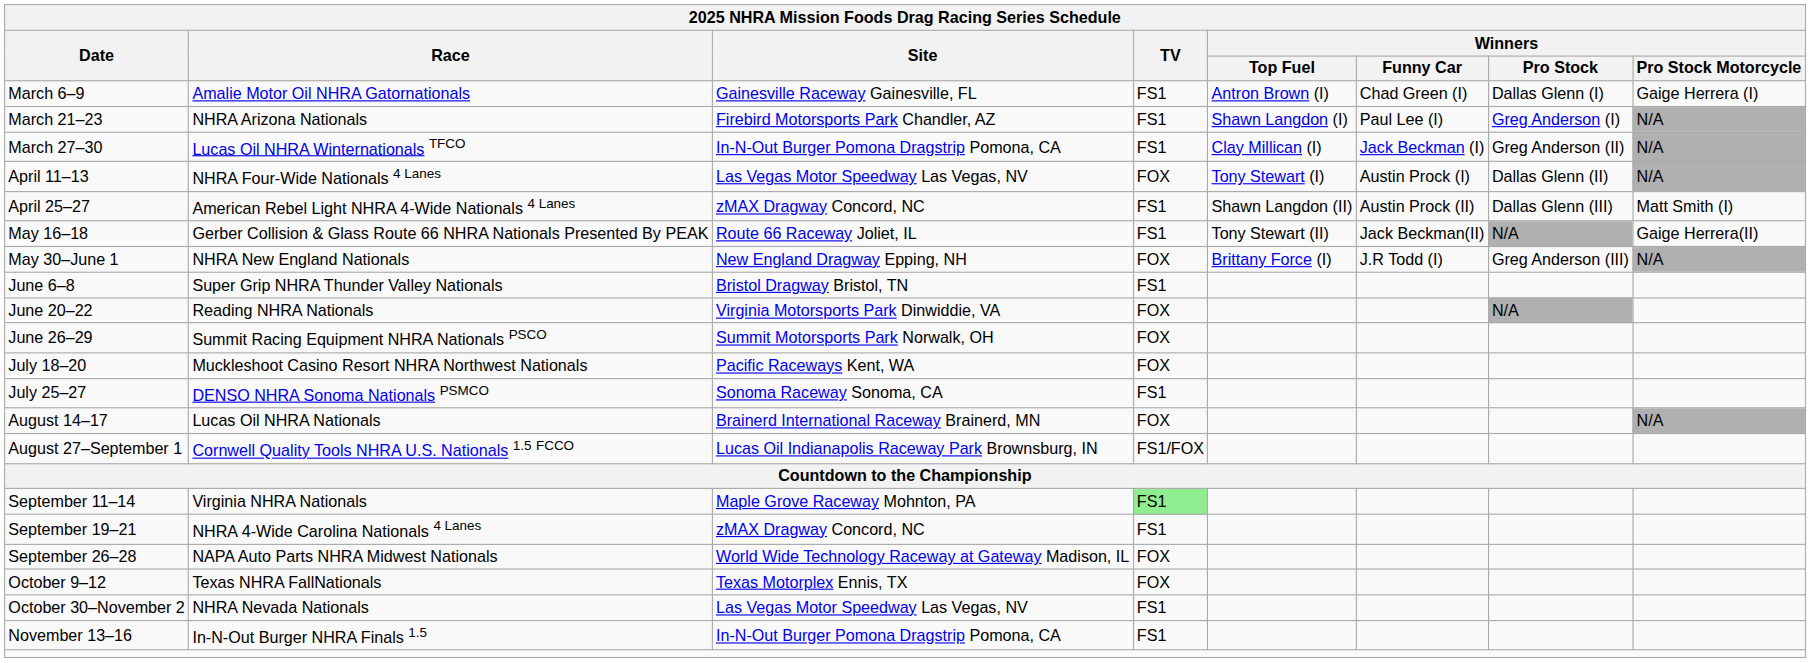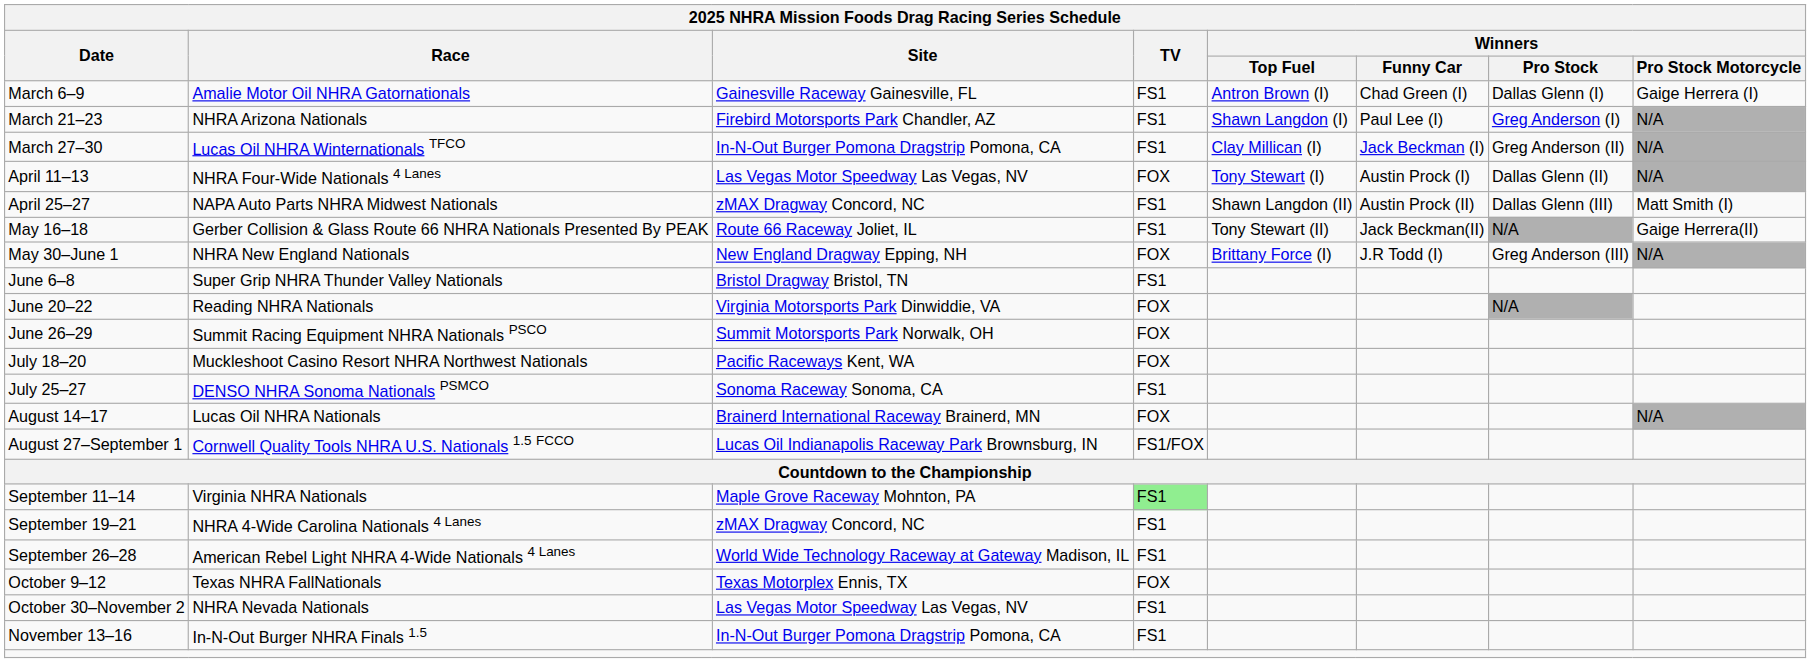(384, 207) American Rebel Light NHRA 4-Wide Nationals 4 Lanes -> (345, 205) NAPA Auto Parts NHRA Midwest Nationals
(345, 557) NAPA Auto Parts NHRA Midwest Nationals -> (384, 555) American Rebel Light NHRA 4-Wide Nationals 4 Lanes
(1153, 557) FOX -> (1152, 555) FS1
